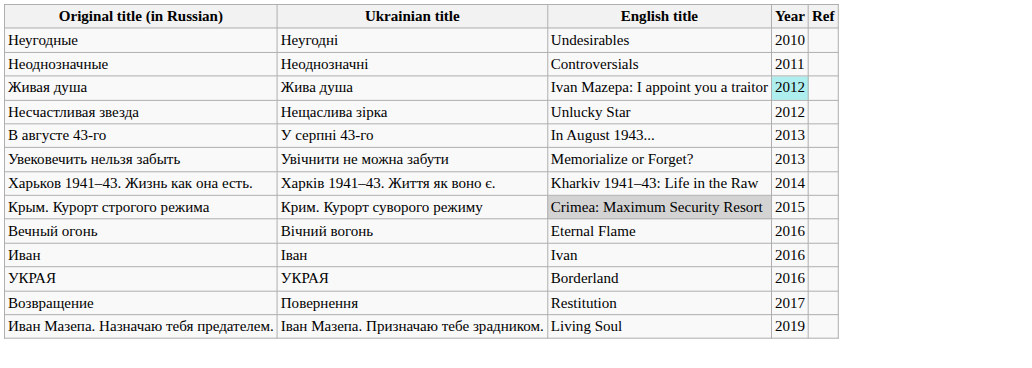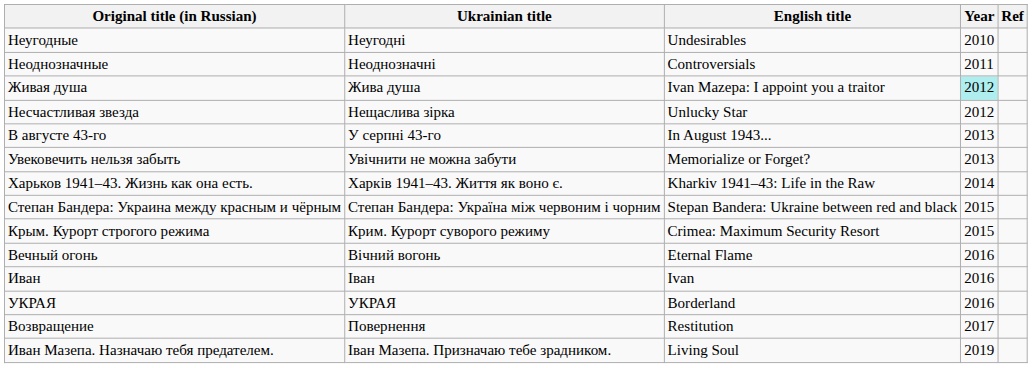+ row: (175, 207)
(657, 207) lightgrey background -> (773, 231) no background
